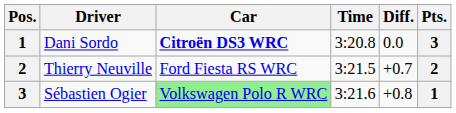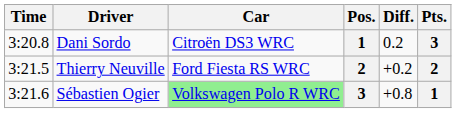columns swapped: (22, 17) <-> (355, 17)
(224, 42) bold -> (233, 42) normal
(393, 42) 0.0 -> (393, 42) 0.2
(398, 68) +0.7 -> (398, 68) +0.2
